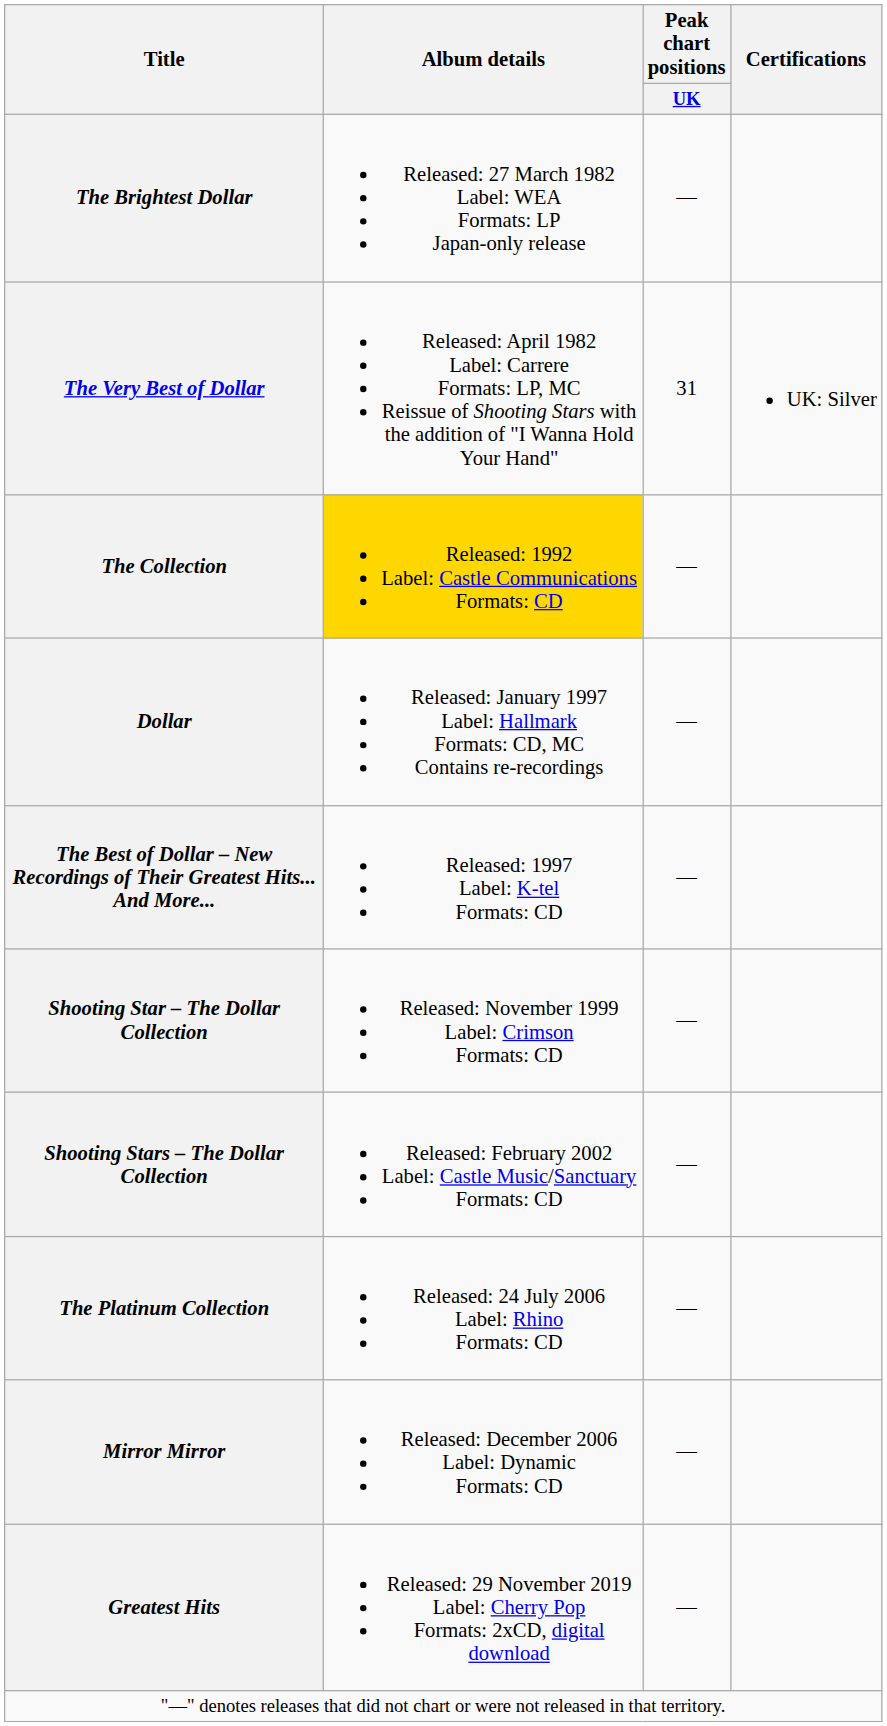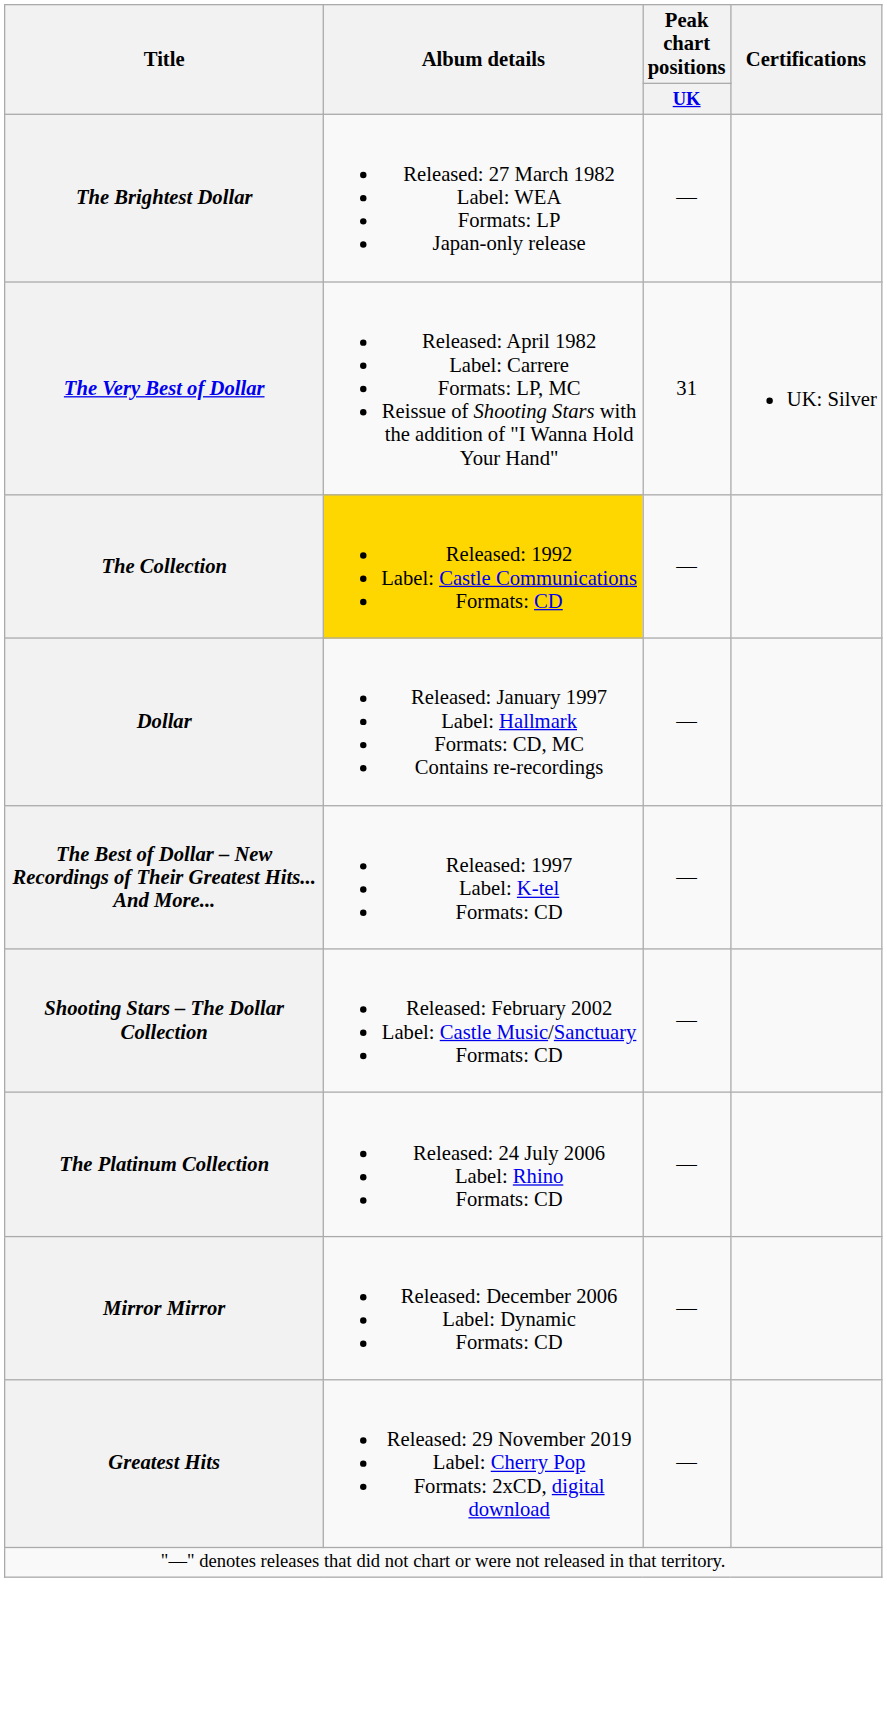- row: (164, 1020)
